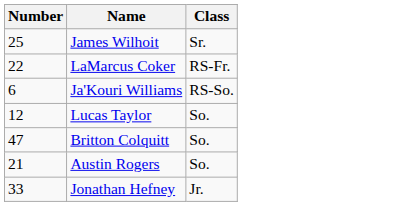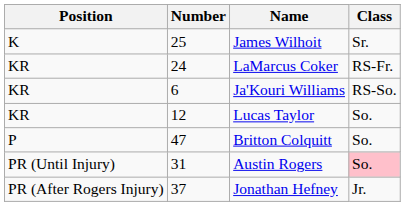+ column: (86, 16)
(16, 66) 22 -> (179, 66) 24
(16, 164) 21 -> (179, 164) 31
(200, 164) no background -> (362, 164) pink background
(16, 189) 33 -> (179, 189) 37
